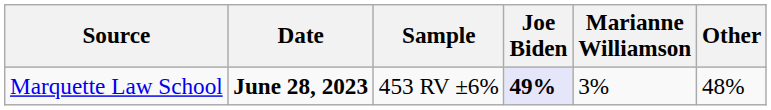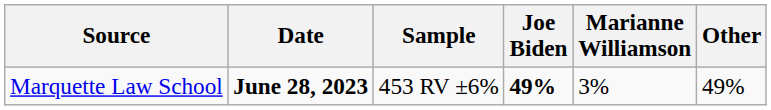(533, 85) lavender background -> (533, 85) no background
(723, 85) 48% -> (723, 85) 49%
